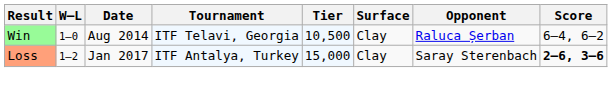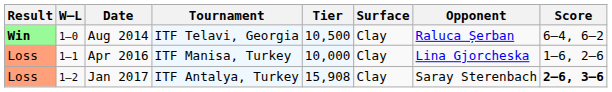(19, 35) normal -> (19, 35) bold
+ row: (118, 56)
(328, 56) 15,000 -> (328, 76) 15,908
